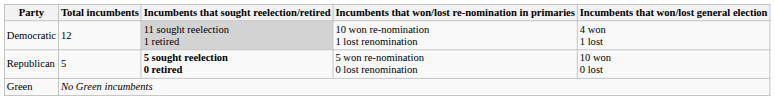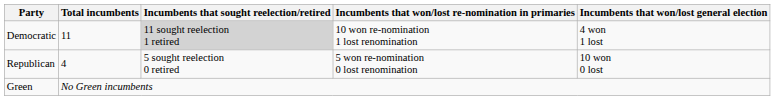(66, 35) 12 -> (66, 35) 11
(64, 64) 5 -> (64, 64) 4
(186, 64) bold -> (184, 64) normal
